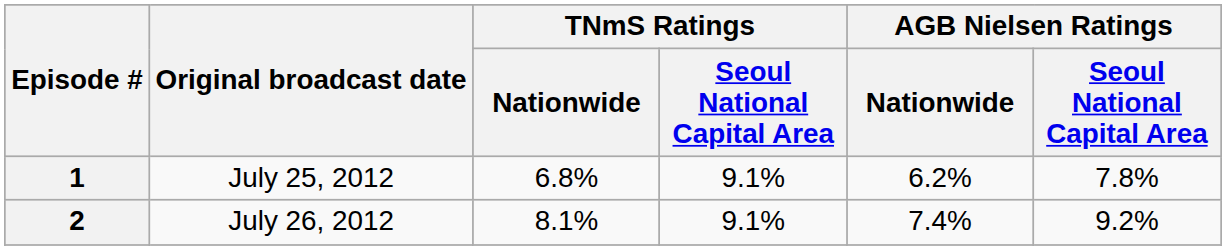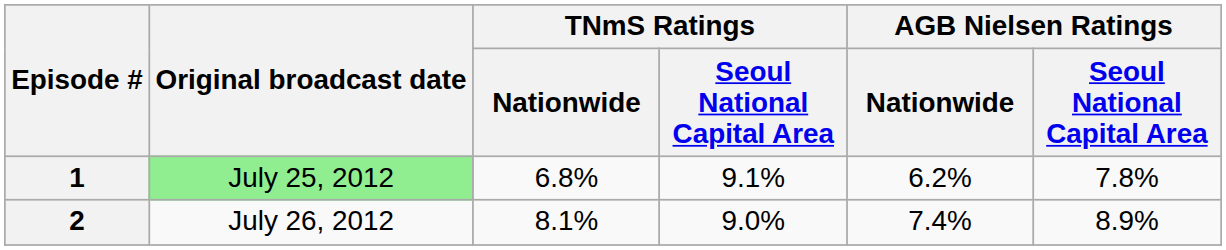(311, 177) no background -> (311, 177) lightgreen background
(753, 221) 9.1% -> (753, 221) 9.0%
(1127, 221) 9.2% -> (1127, 221) 8.9%
